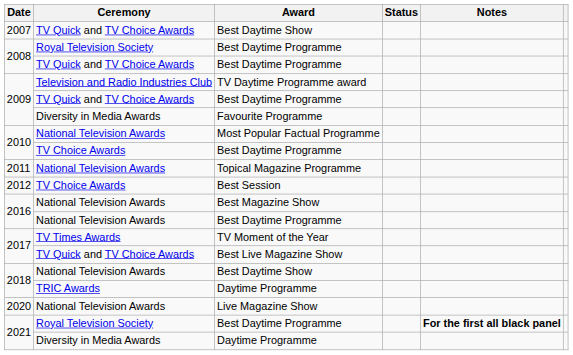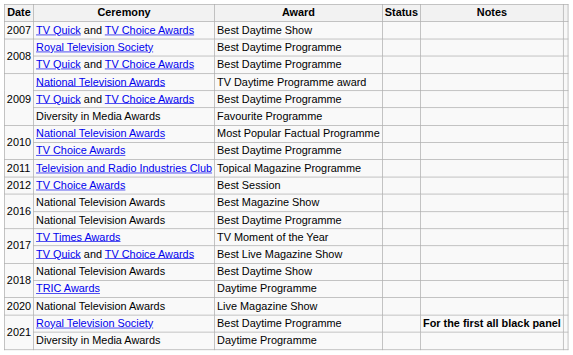(124, 82) Television and Radio Industries Club -> (101, 82) National Television Awards
(101, 168) National Television Awards -> (124, 168) Television and Radio Industries Club
